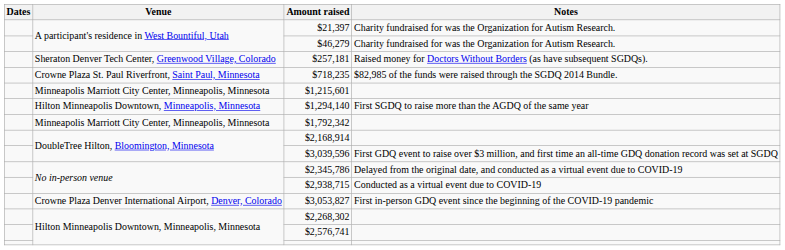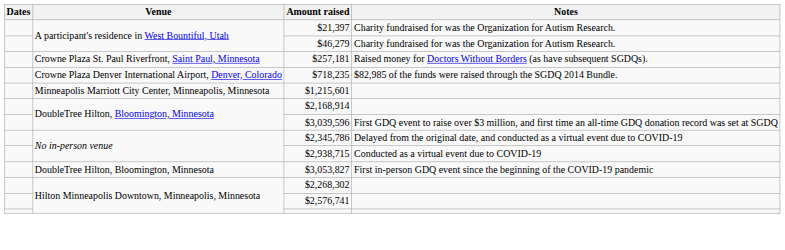(155, 59) Sheraton Denver Tech Center, Greenwood Village, Colorado -> (147, 59) Crowne Plaza St. Paul Riverfront, Saint Paul, Minnesota
(147, 75) Crowne Plaza St. Paul Riverfront, Saint Paul, Minnesota -> (158, 75) Crowne Plaza Denver International Airport, Denver, Colorado
- row: (327, 106)
- row: (327, 122)
(158, 201) Crowne Plaza Denver International Airport, Denver, Colorado -> (124, 169) DoubleTree Hilton, Bloomington, Minnesota
